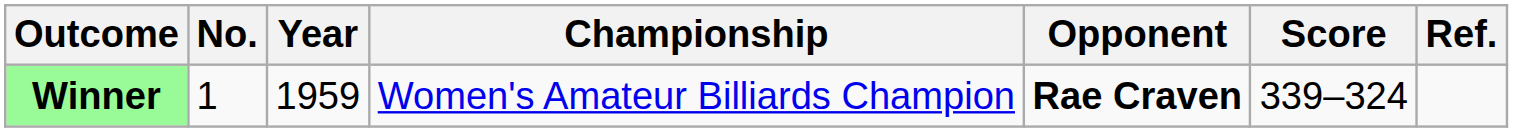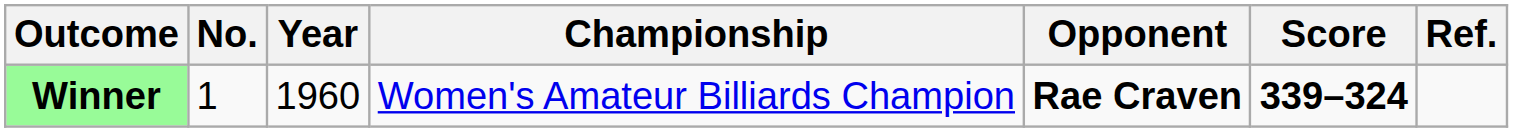(318, 95) 1959 -> (318, 95) 1960
(1334, 95) normal -> (1334, 95) bold
